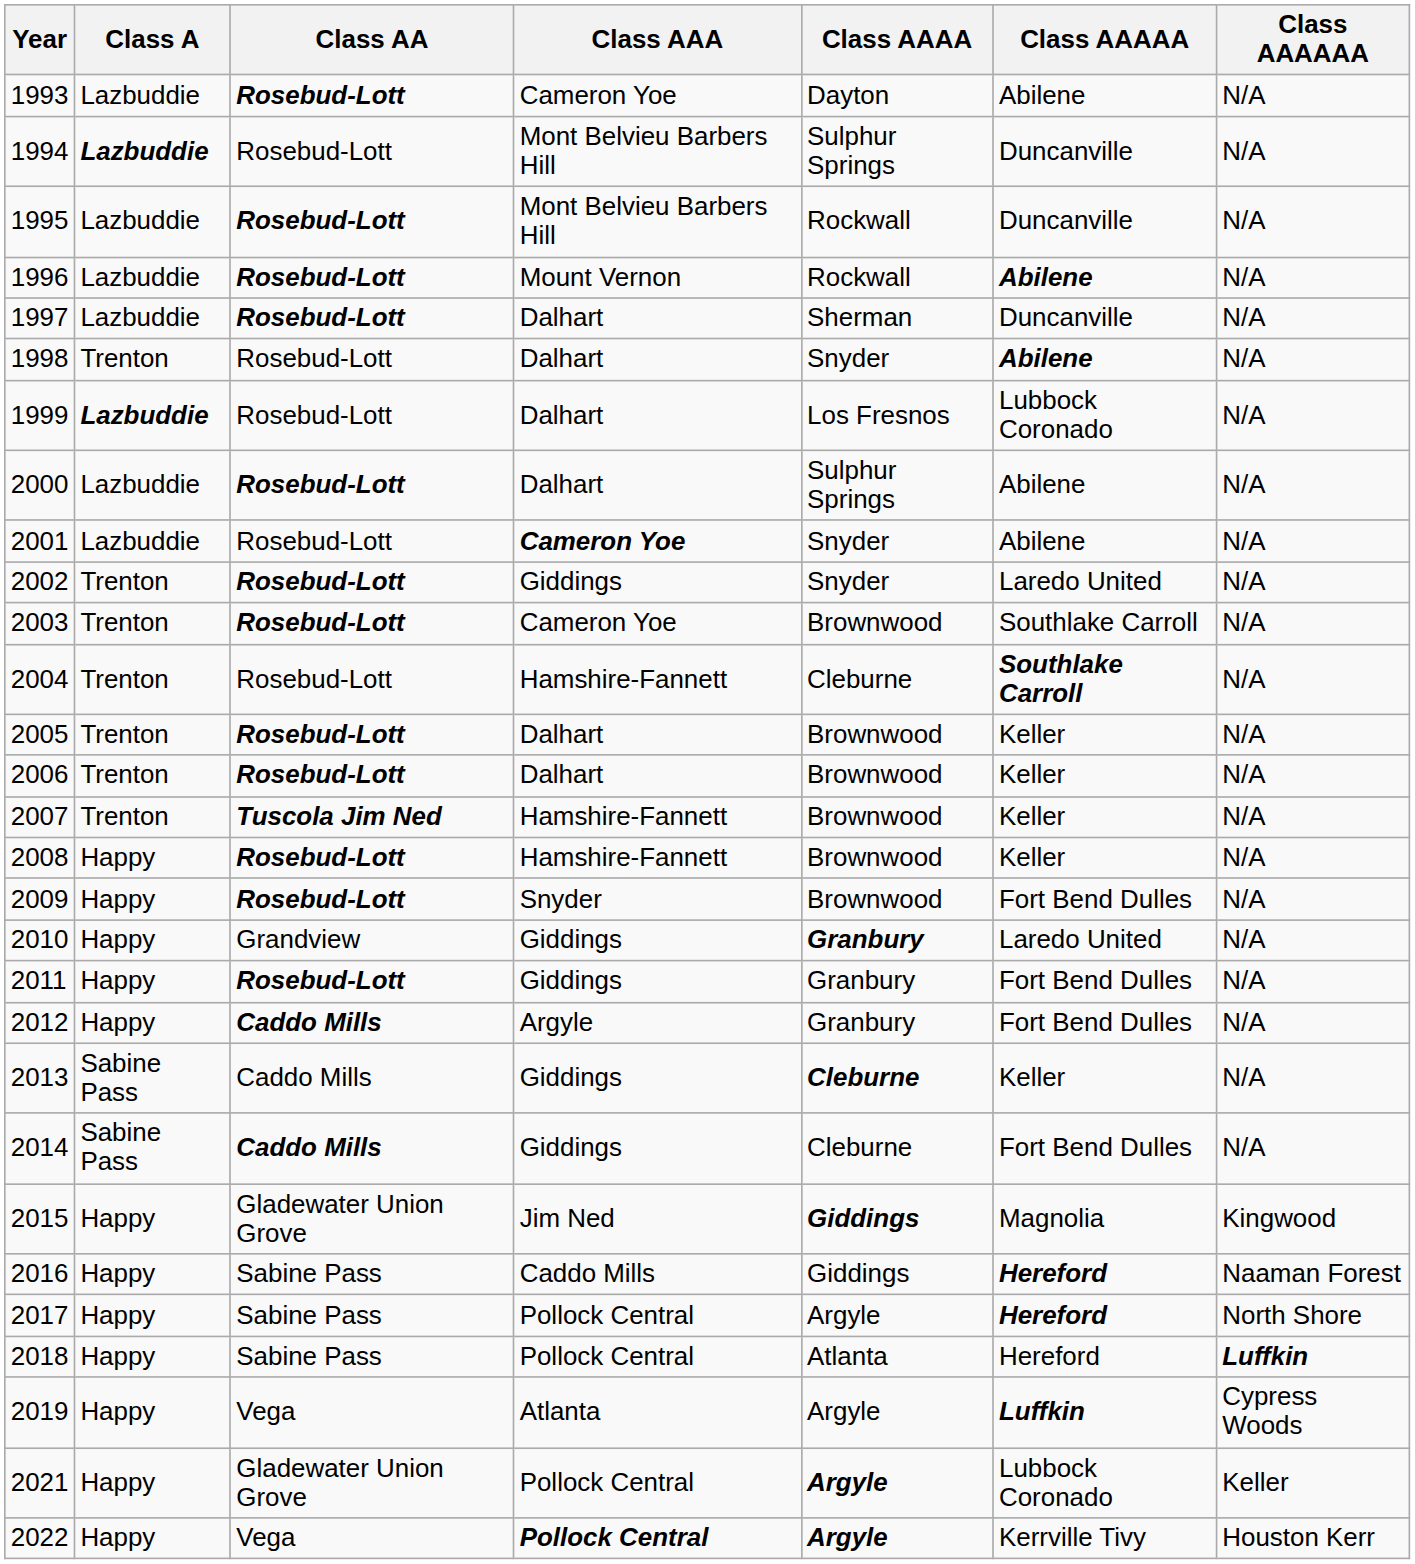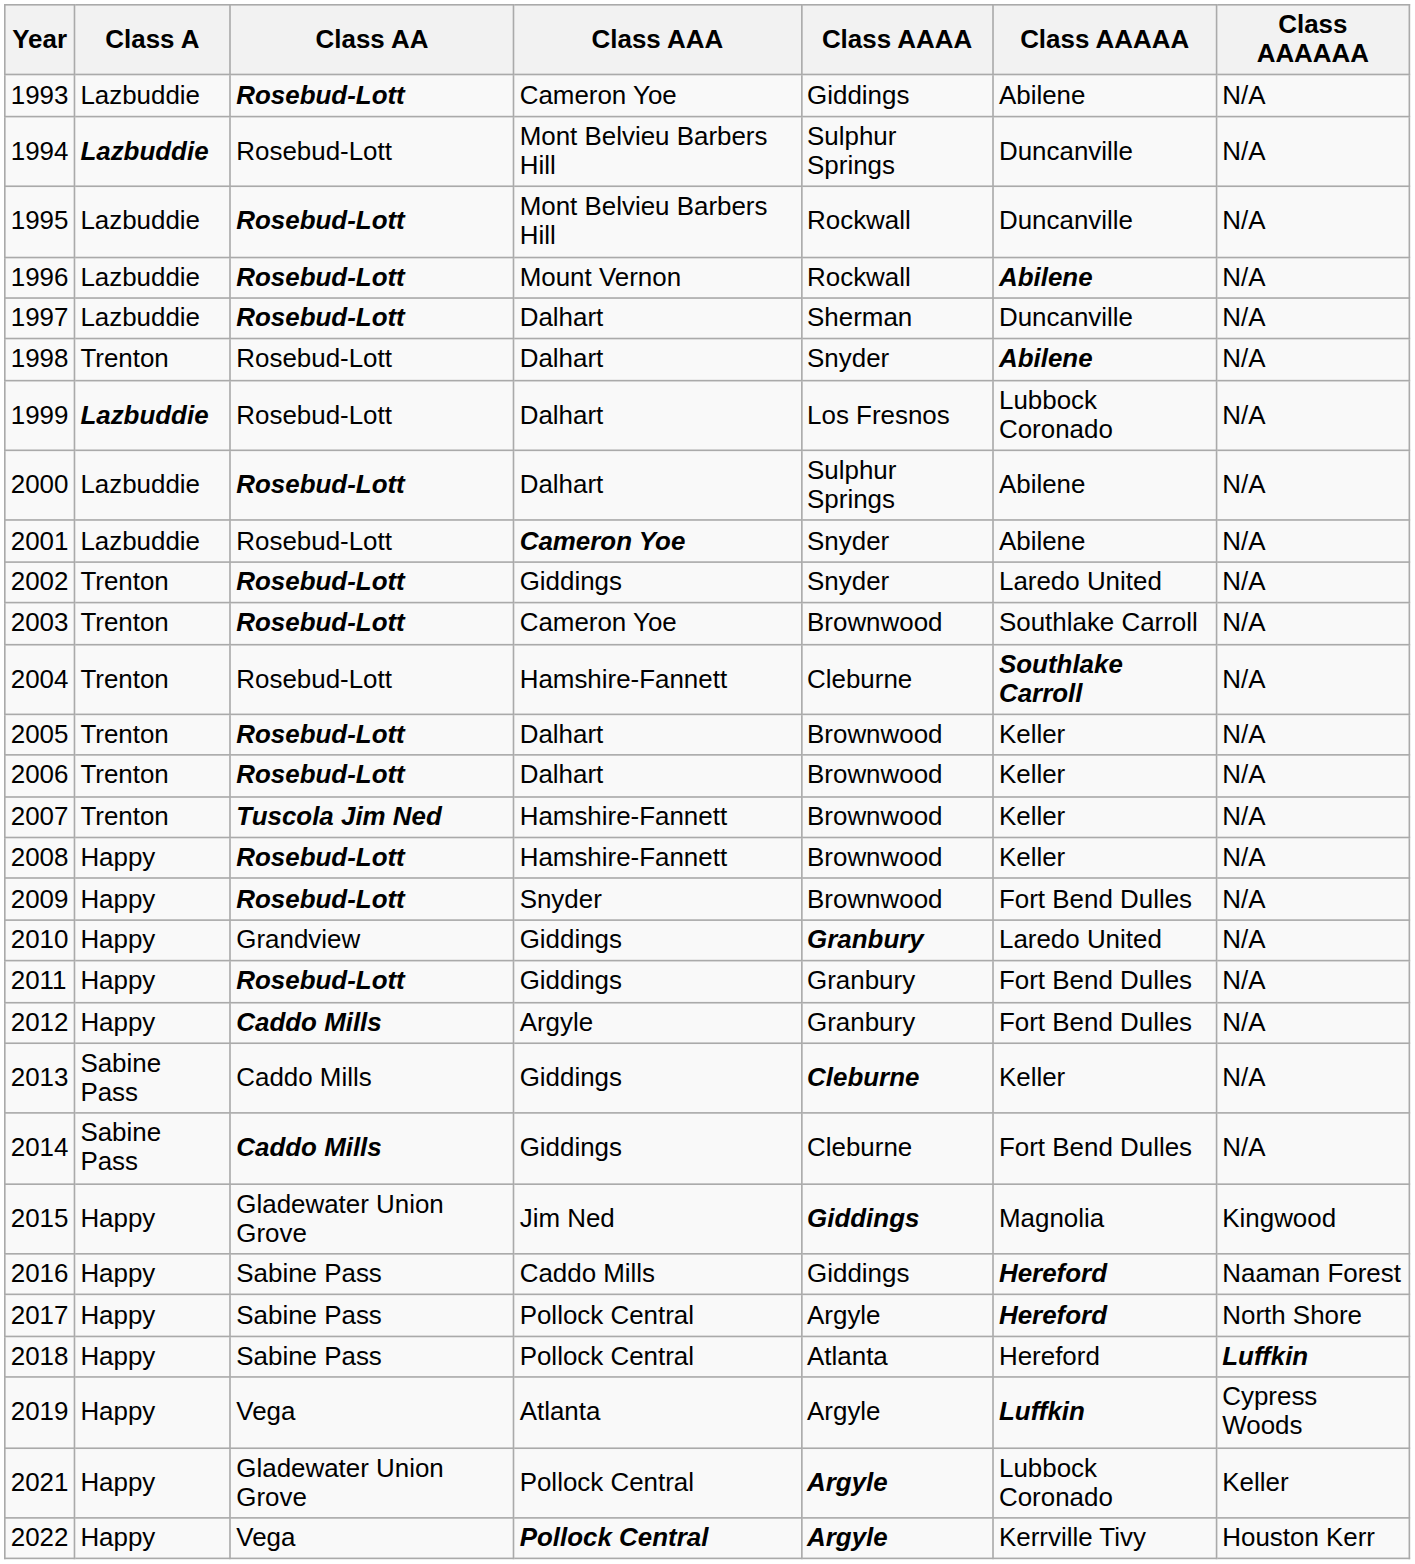(848, 95) Dayton -> (858, 95) Giddings
